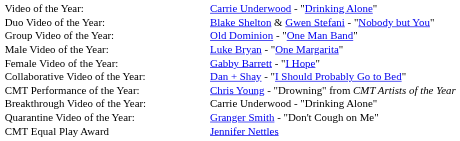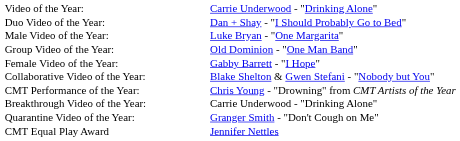(322, 22) Blake Shelton & Gwen Stefani - "Nobody but You" -> (308, 22) Dan + Shay - "I Should Probably Go to Bed"
rows swapped: (59, 36) <-> (57, 49)
(308, 76) Dan + Shay - "I Should Probably Go to Bed" -> (322, 76) Blake Shelton & Gwen Stefani - "Nobody but You"
